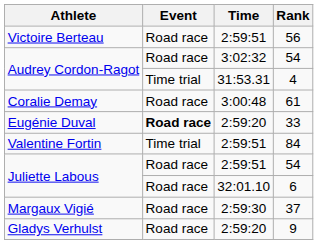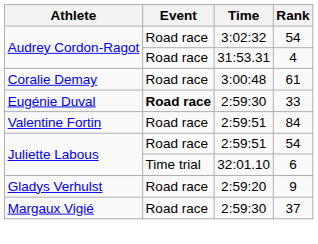- row: (56, 37)
(173, 80) Time trial -> (177, 58) Road race
(244, 122) 2:59:20 -> (244, 101) 2:59:30
(173, 144) Time trial -> (177, 122) Road race
(177, 187) Road race -> (173, 165) Time trial
rows swapped: (55, 229) <-> (51, 208)
